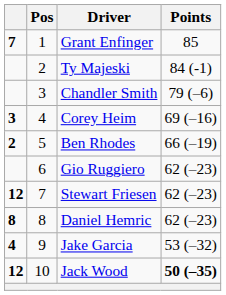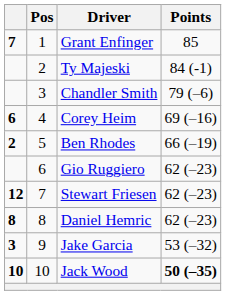(12, 118) 3 -> (12, 118) 6
(12, 245) 4 -> (12, 245) 3
(16, 270) 12 -> (16, 270) 10
